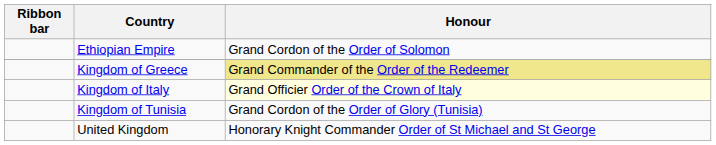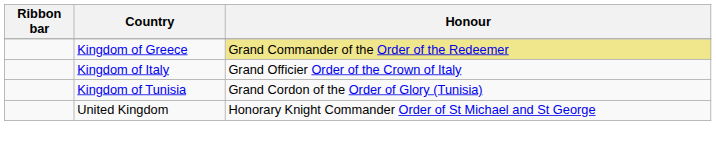- row: (126, 49)
(345, 89) lightyellow background -> (345, 69) no background
